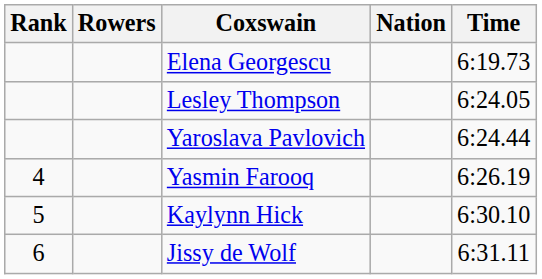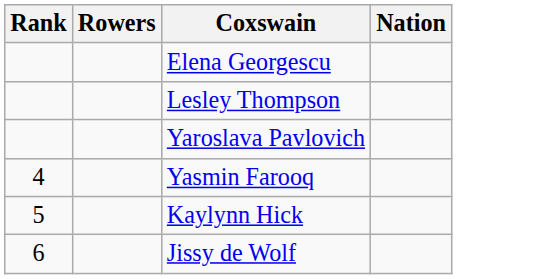- column: (494, 23)
